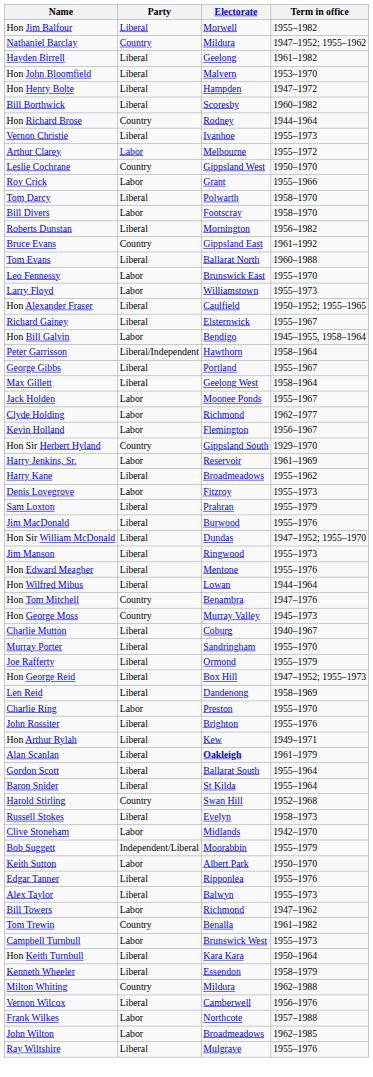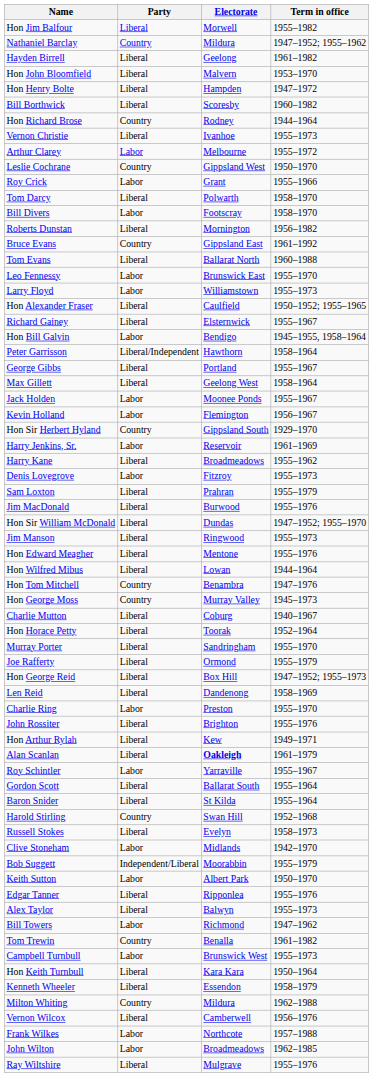- row: (35, 414)
+ row: (42, 631)
+ row: (34, 770)
